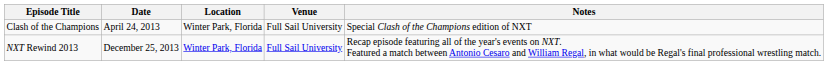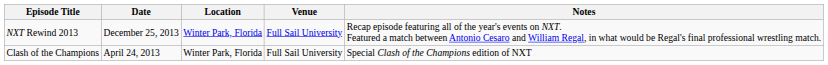rows swapped: (53, 27) <-> (42, 47)
